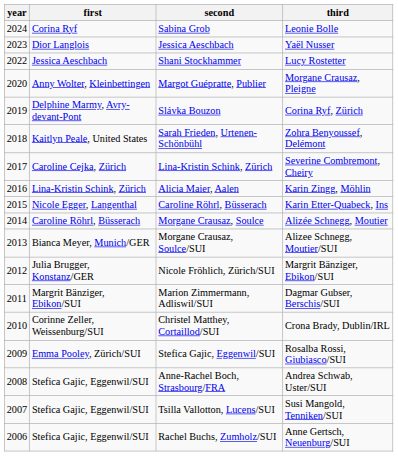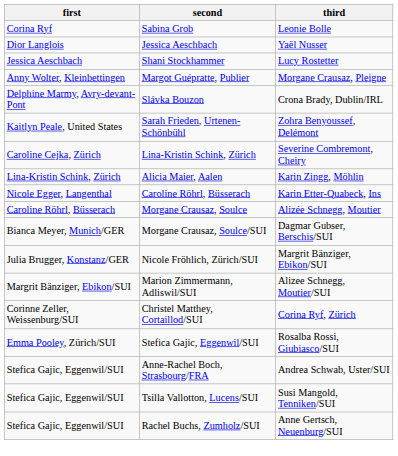- column: (17, 12)
(324, 111) Corina Ryf, Zürich -> (330, 99) Crona Brady, Dublin/IRL
(319, 243) Alizee Schnegg, Moutier/SUI -> (312, 231) Dagmar Gubser, Berschis/SUI
(319, 298) Dagmar Gubser, Berschis/SUI -> (312, 287) Alizee Schnegg, Moutier/SUI
(337, 326) Crona Brady, Dublin/IRL -> (317, 314) Corina Ryf, Zürich
